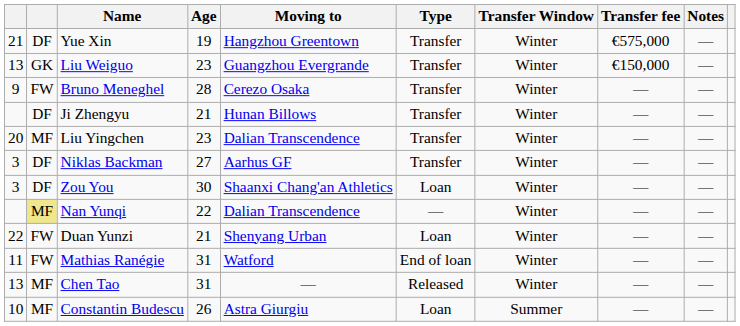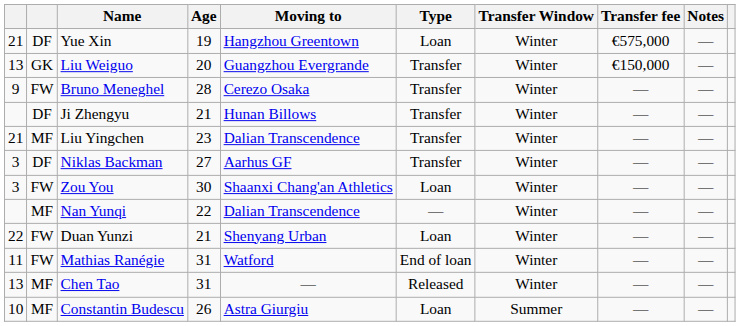(436, 41) Transfer -> (436, 41) Loan
(204, 65) 23 -> (204, 65) 20
(16, 138) 20 -> (16, 138) 21
(42, 187) DF -> (42, 187) FW
(42, 211) khaki background -> (42, 211) no background
